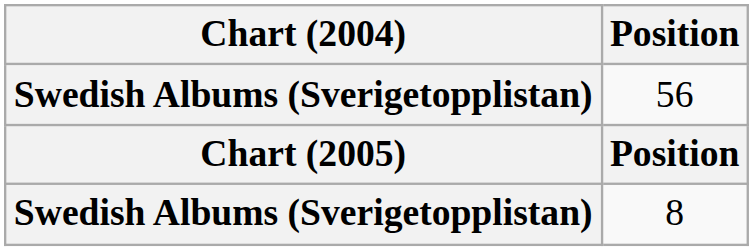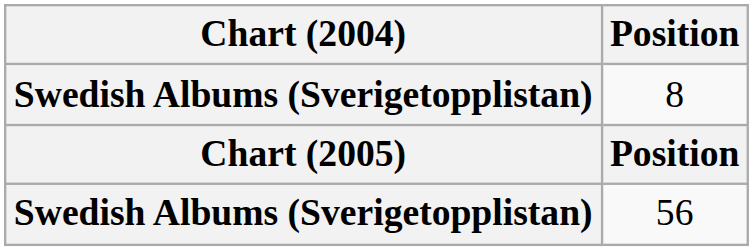rows swapped: (675, 213) <-> (675, 93)
